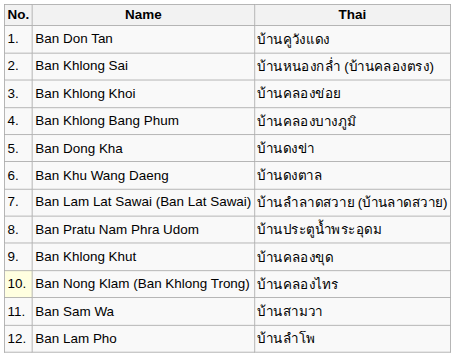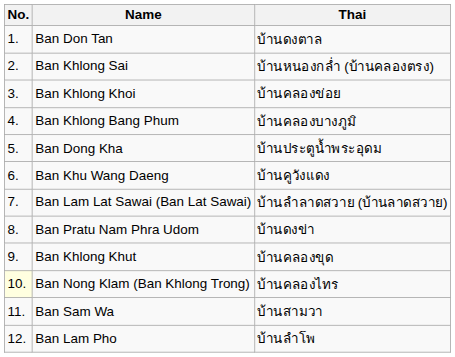(294, 39) บ้านคูวังแดง -> (290, 39) บ้านดงตาล
(286, 148) บ้านดงข่า -> (320, 148) บ้านประตูน้ำพระอุดม
(290, 175) บ้านดงตาล -> (294, 175) บ้านคูวังแดง
(320, 230) บ้านประตูน้ำพระอุดม -> (286, 230) บ้านดงข่า
